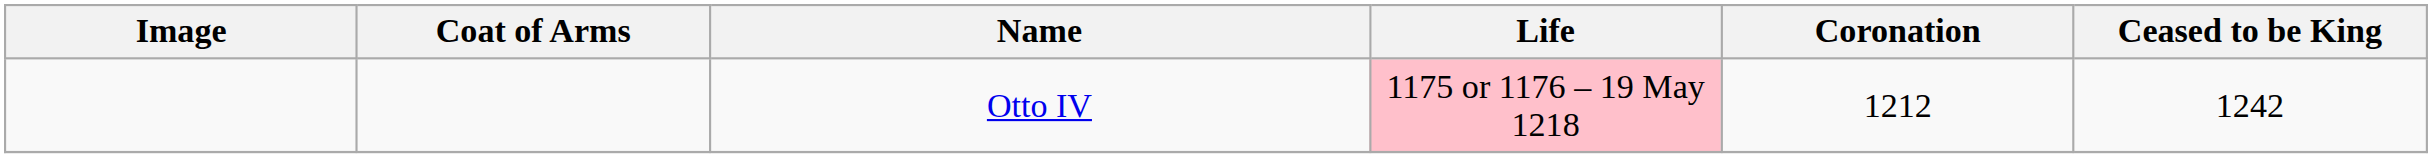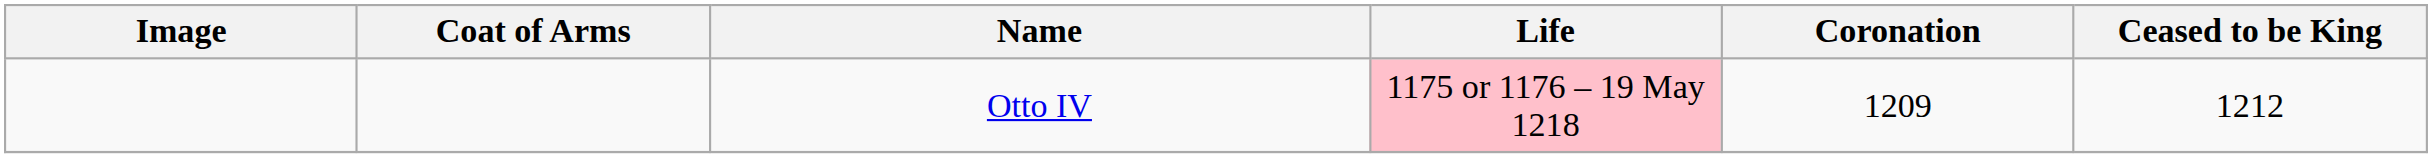(1898, 104) 1212 -> (1898, 104) 1209
(2250, 104) 1242 -> (2250, 104) 1212
